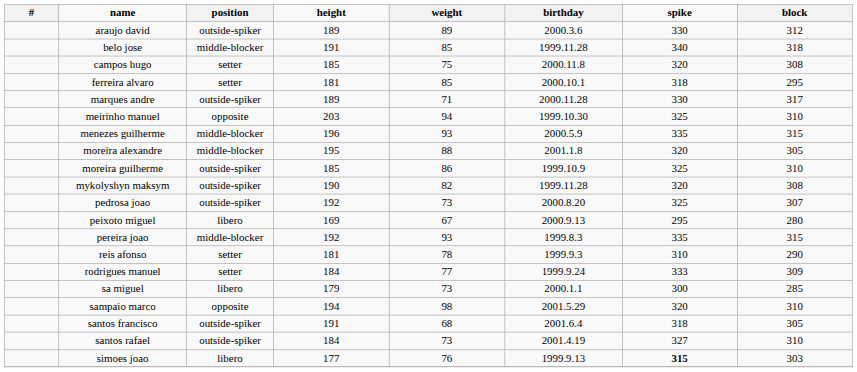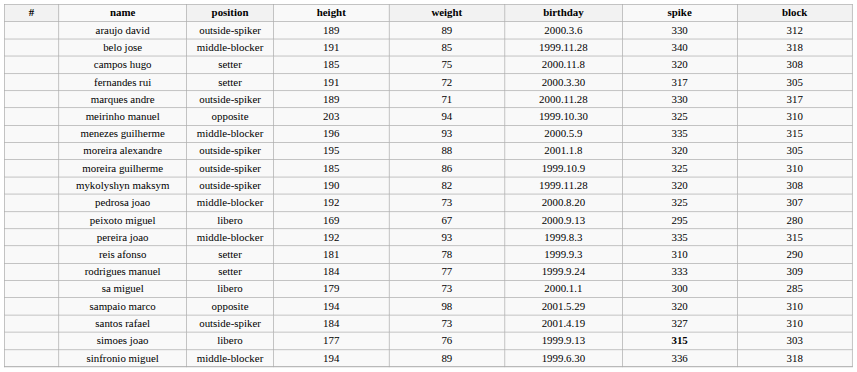+ row: (123, 82)
- row: (123, 82)
(230, 151) middle-blocker -> (230, 151) outside-spiker
(230, 202) outside-spiker -> (230, 202) middle-blocker
- row: (123, 323)
+ row: (123, 358)
